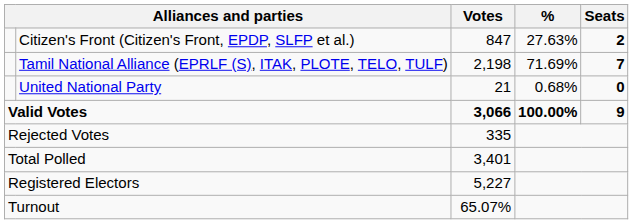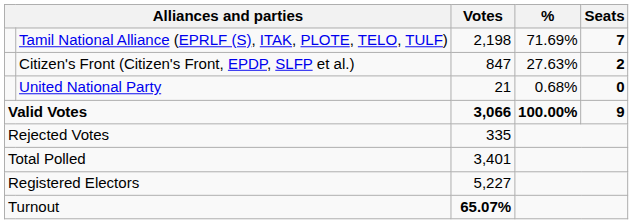rows swapped: (233, 64) <-> (187, 40)
(486, 207) normal -> (486, 207) bold
